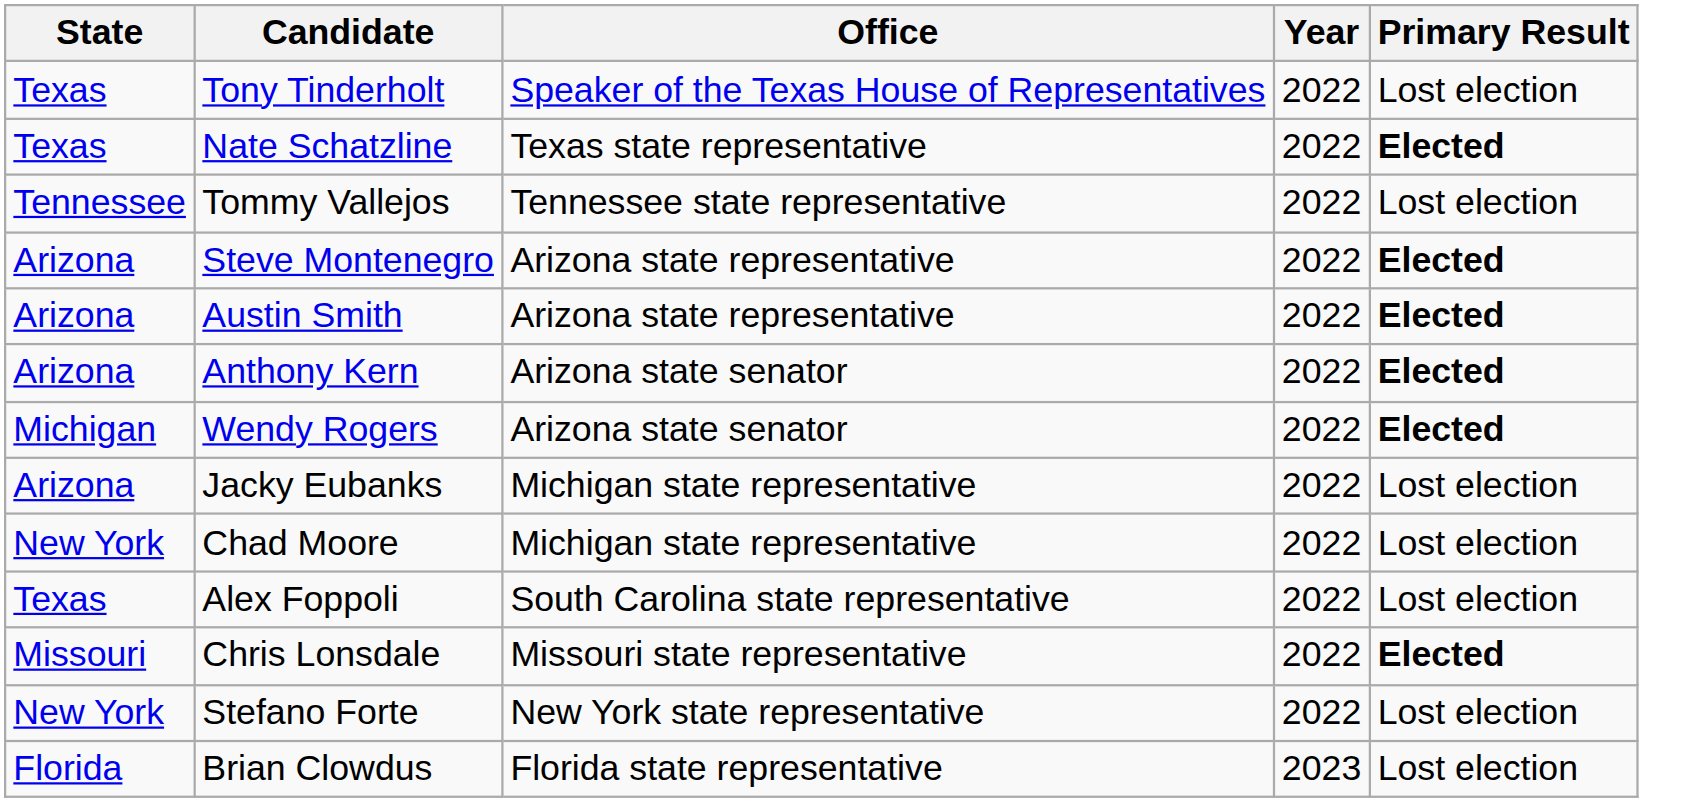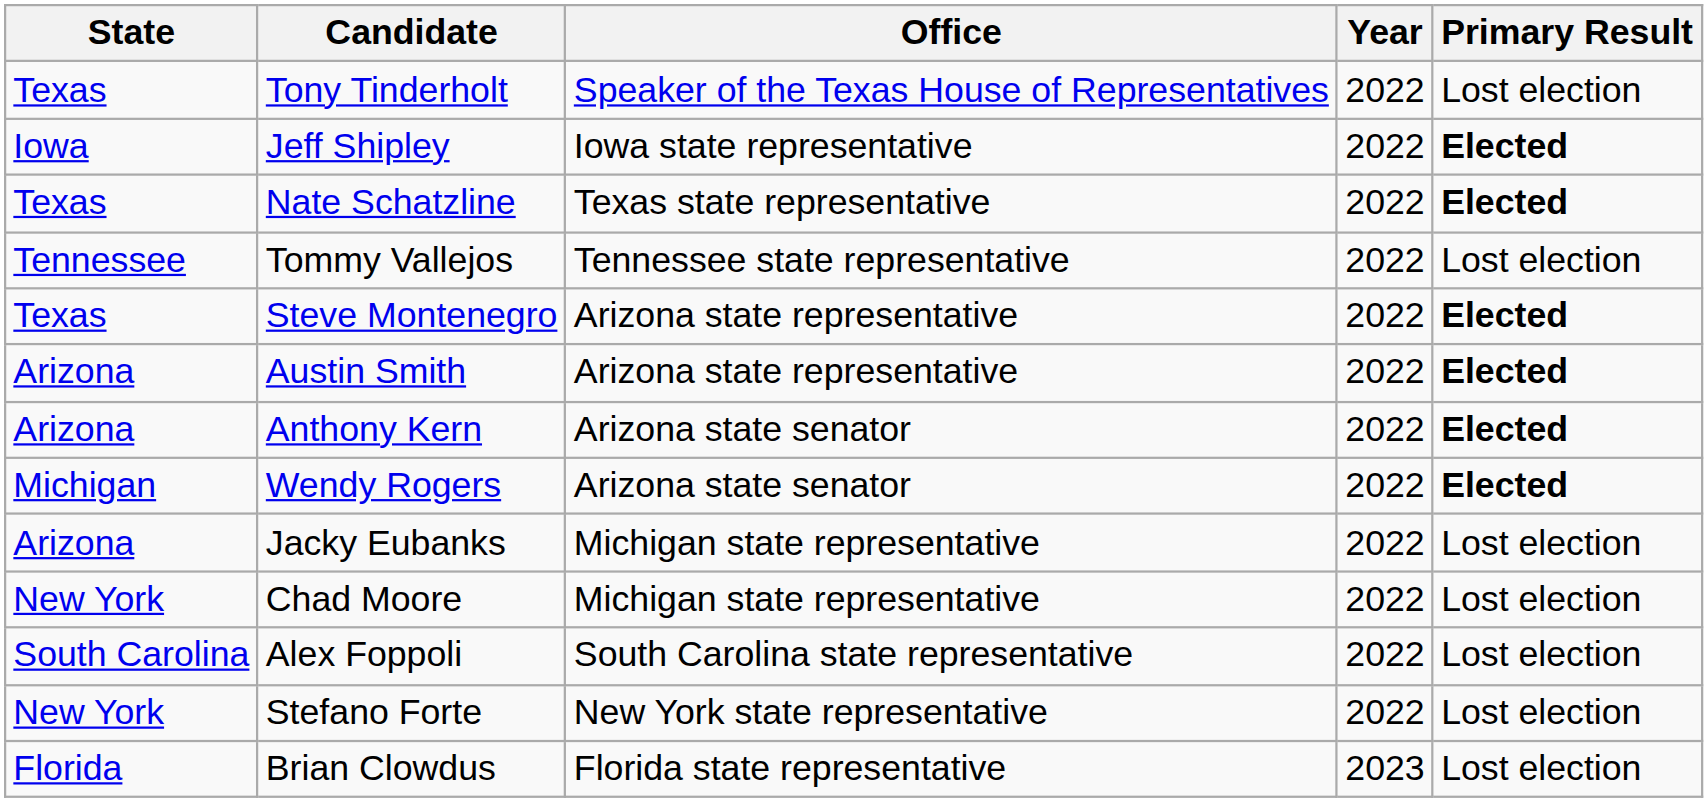+ row: (358, 145)
(74, 259) Arizona -> (60, 315) Texas
(60, 598) Texas -> (131, 655) South Carolina
- row: (321, 655)
